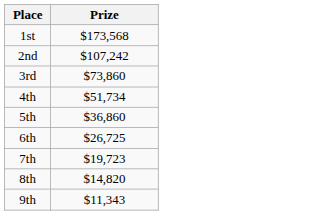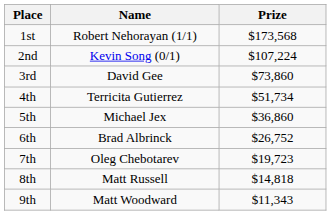+ column: (135, 14)
(104, 55) $107,242 -> (272, 55) $107,224
(104, 138) $26,725 -> (272, 138) $26,752
(104, 179) $14,820 -> (272, 179) $14,818
